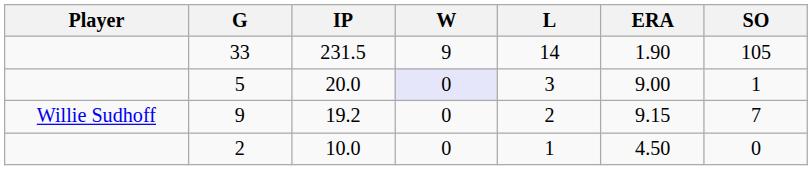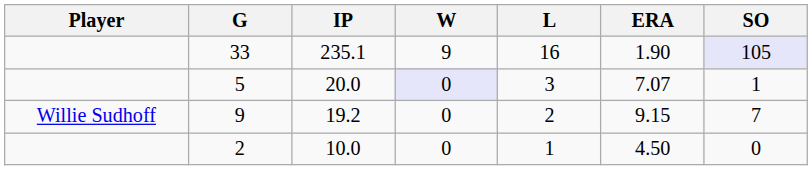(343, 52) 231.5 -> (343, 52) 235.1
(550, 52) 14 -> (550, 52) 16
(756, 52) no background -> (756, 52) lavender background
(653, 84) 9.00 -> (653, 84) 7.07
